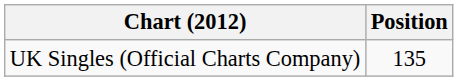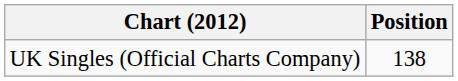(409, 57) 135 -> (409, 57) 138
